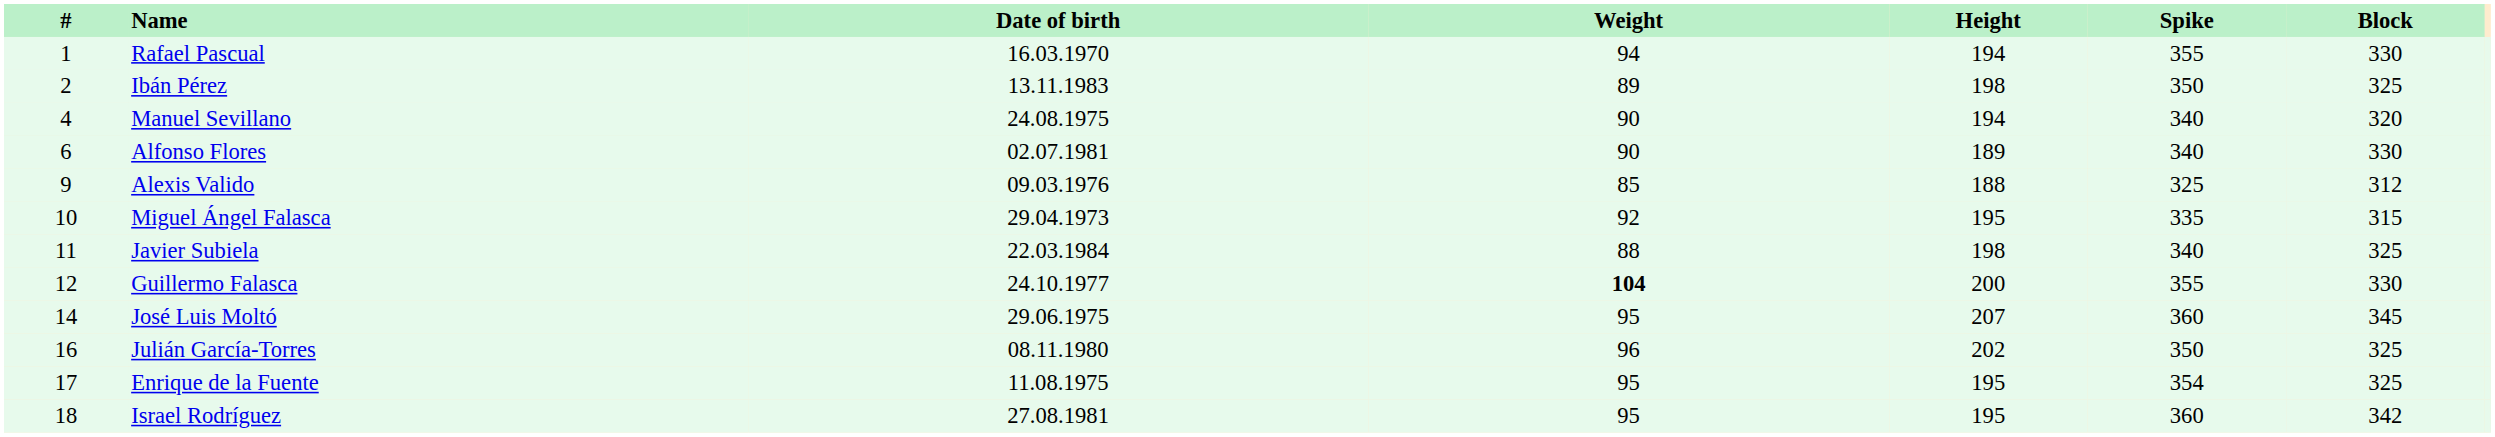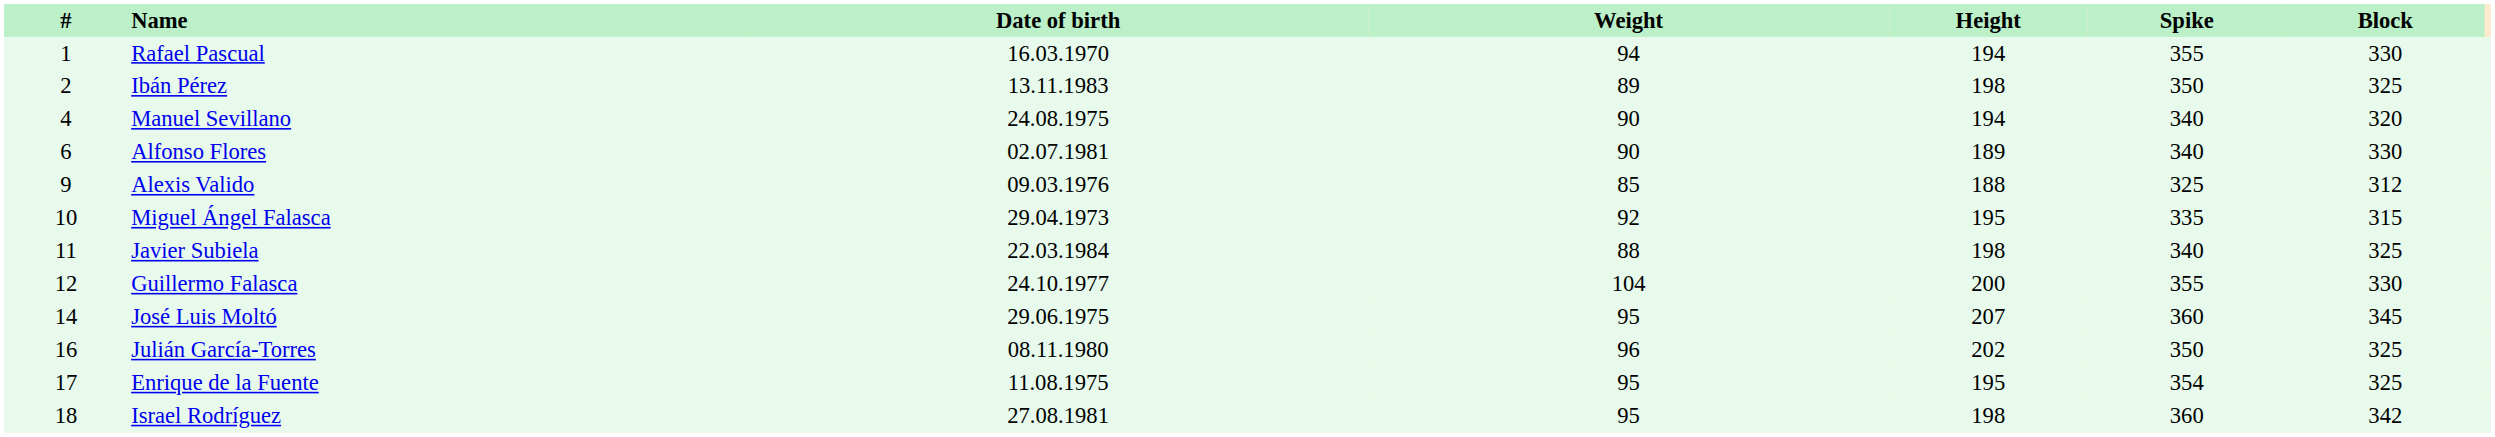(1629, 283) bold -> (1629, 283) normal
(1988, 415) 195 -> (1988, 415) 198
